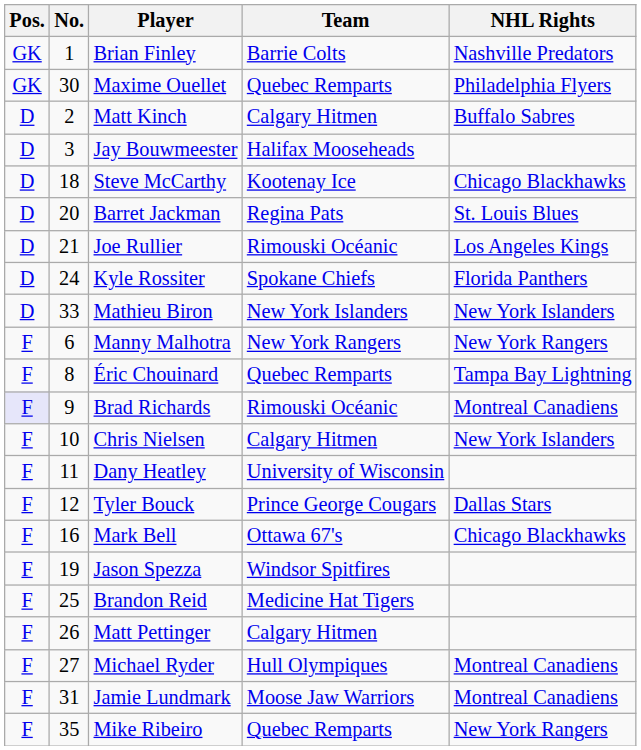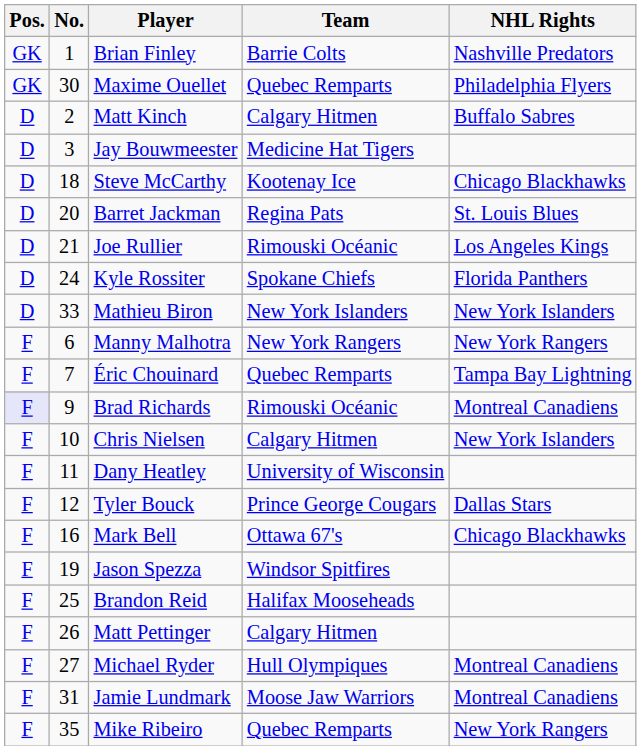(331, 149) Halifax Mooseheads -> (330, 149) Medicine Hat Tigers
(69, 375) 8 -> (69, 375) 7
(330, 600) Medicine Hat Tigers -> (331, 600) Halifax Mooseheads
